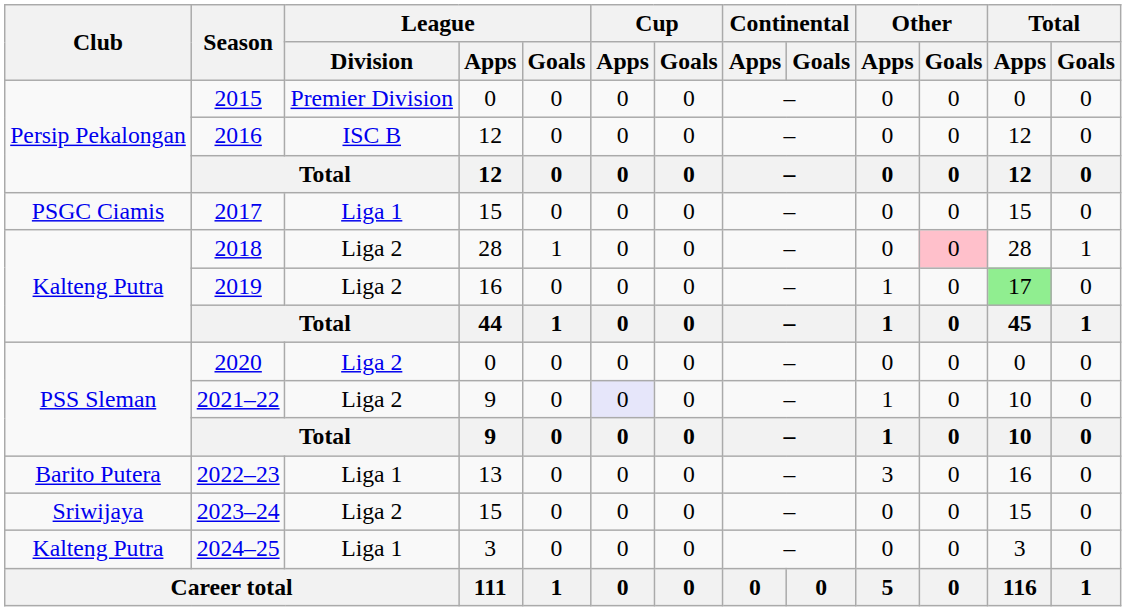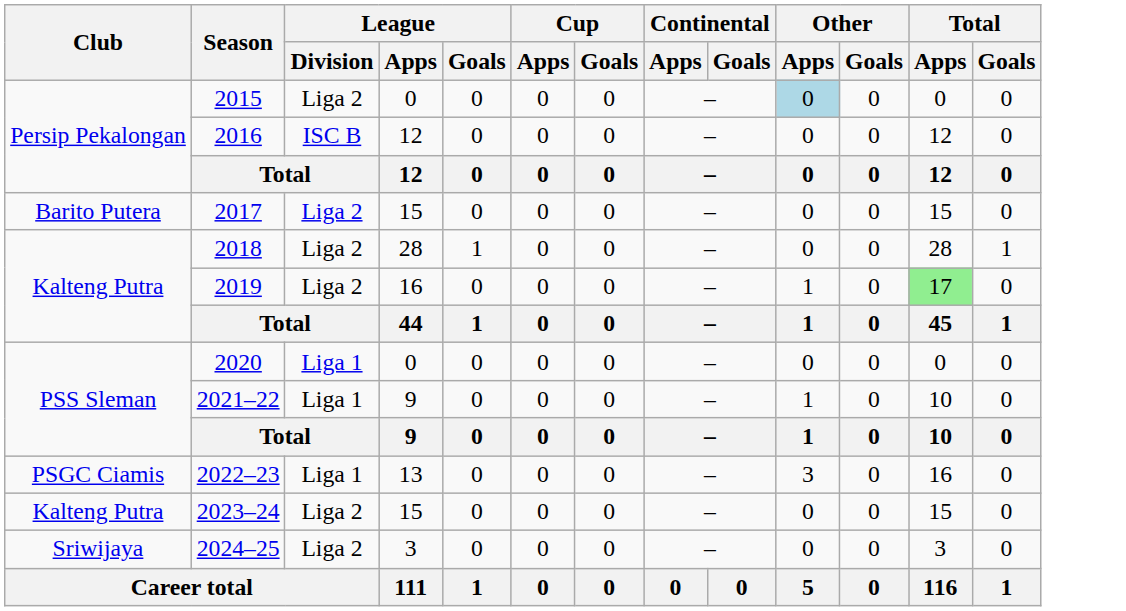(372, 98) Premier Division -> (332, 98) Liga 2
(887, 98) no background -> (808, 98) lightblue background
(98, 211) PSGC Ciamis -> (98, 211) Barito Putera
(372, 211) Liga 1 -> (332, 211) Liga 2
(954, 248) pink background -> (874, 248) no background
(372, 361) Liga 2 -> (332, 361) Liga 1
(372, 398) Liga 2 -> (332, 398) Liga 1
(623, 398) lavender background -> (543, 398) no background
(98, 473) Barito Putera -> (98, 473) PSGC Ciamis
(98, 511) Sriwijaya -> (98, 511) Kalteng Putra
(98, 549) Kalteng Putra -> (98, 549) Sriwijaya
(372, 549) Liga 1 -> (332, 549) Liga 2
